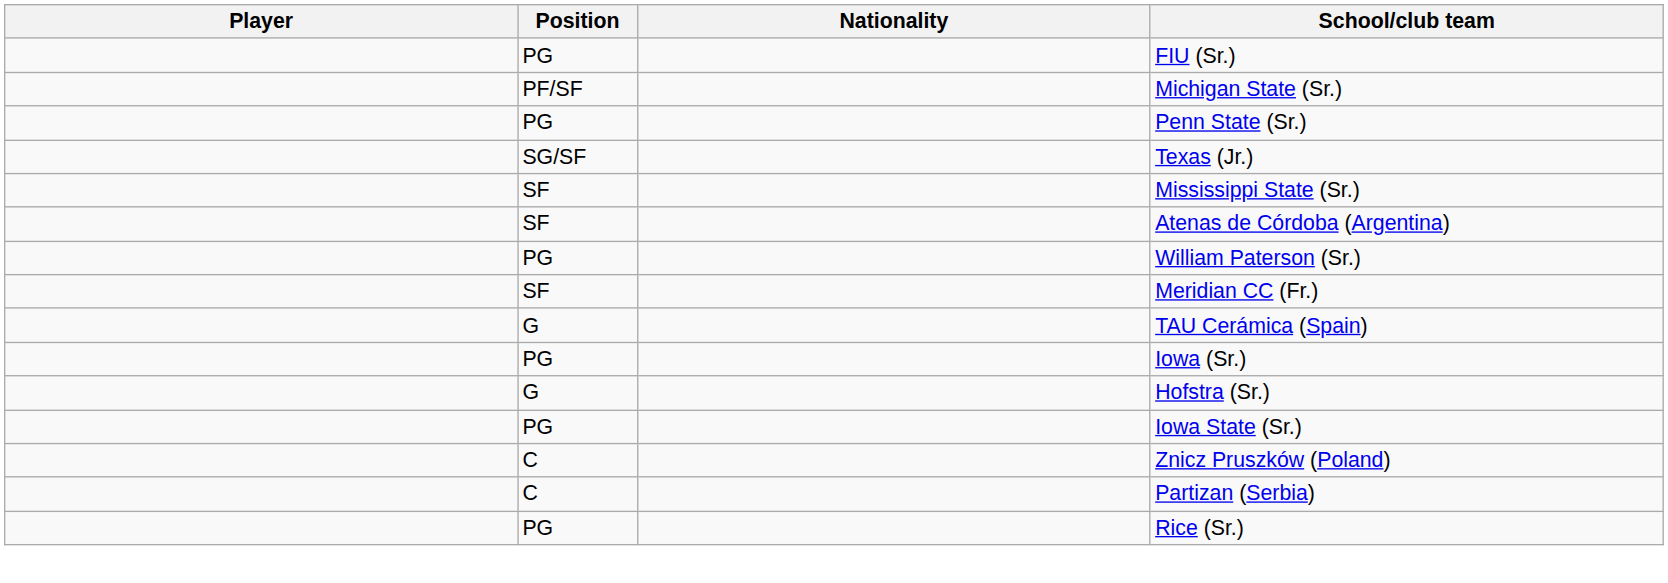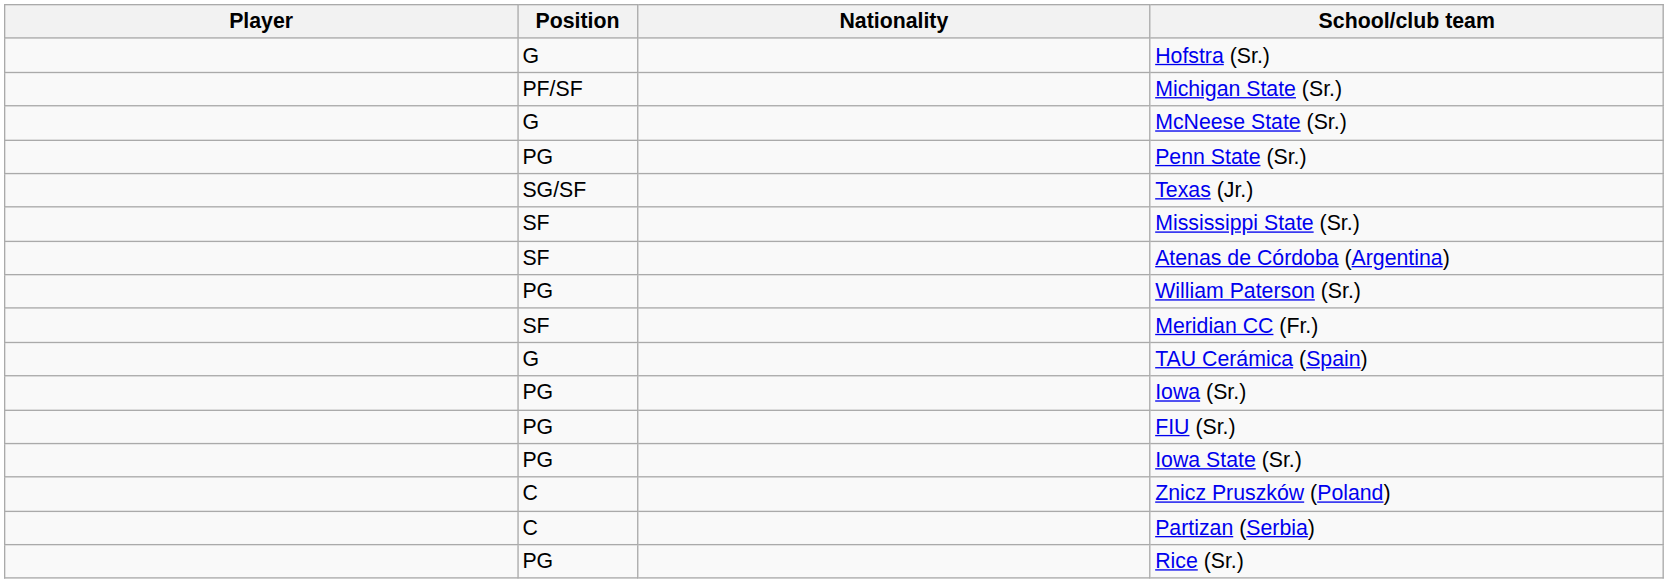rows swapped: (1195, 55) <-> (1213, 392)
+ row: (1251, 122)
